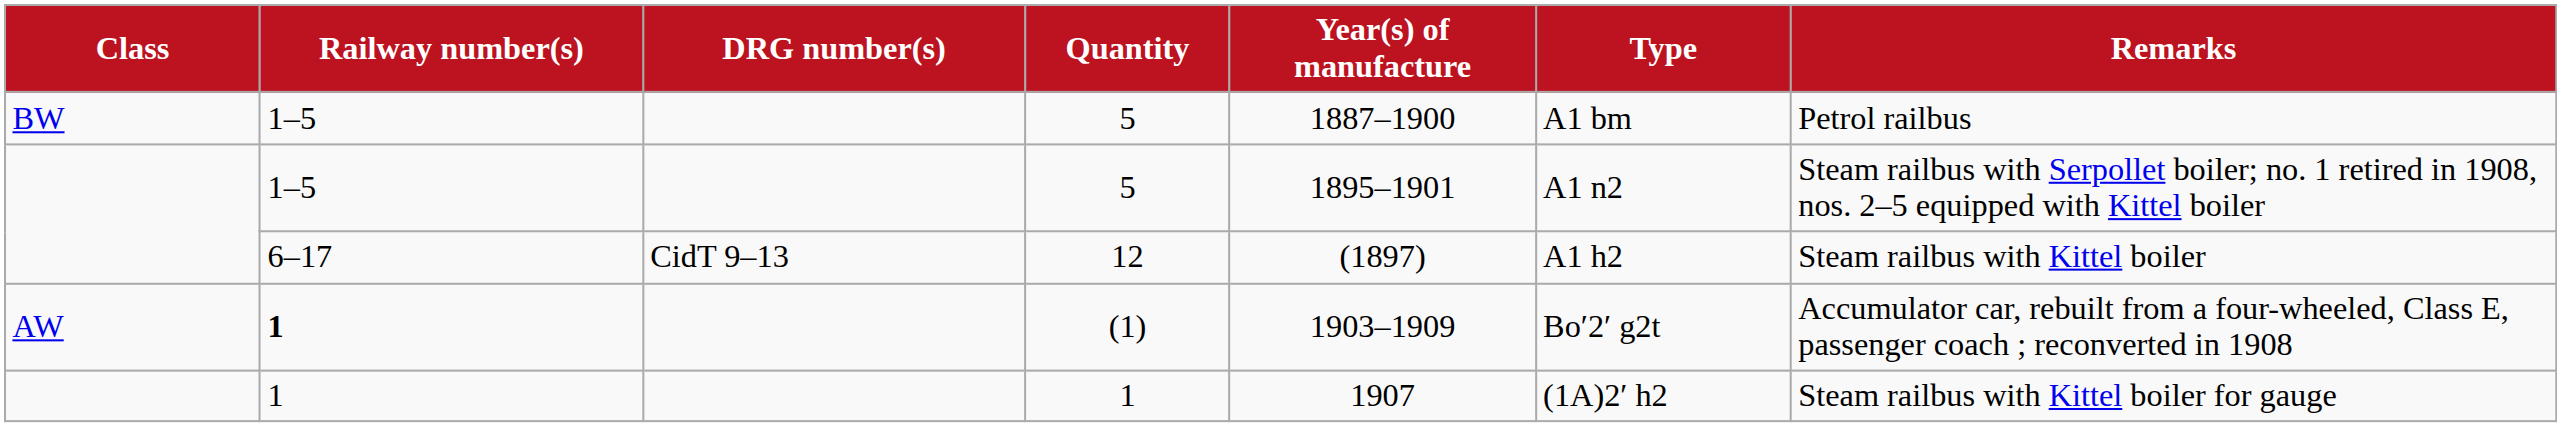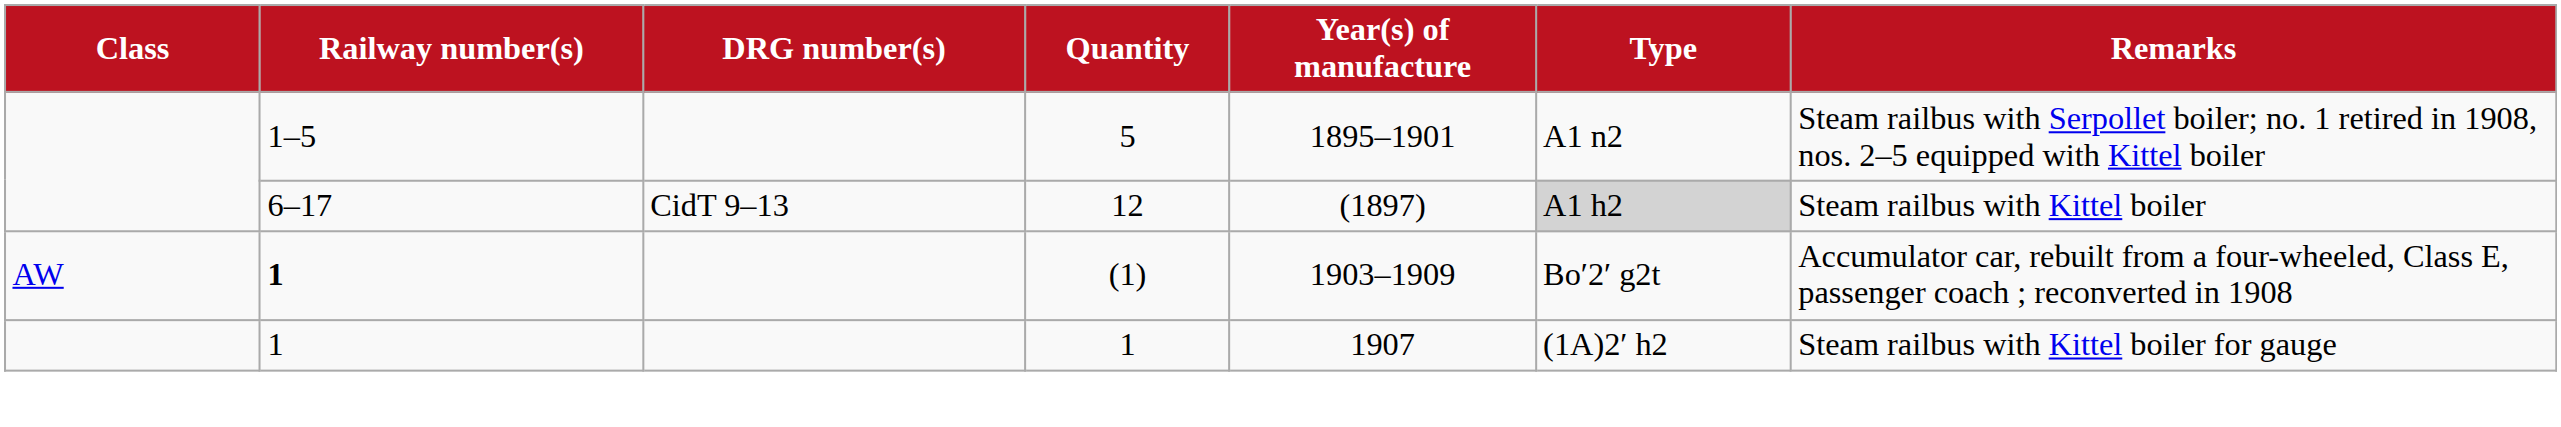- row: (38, 117)
(1583, 256) no background -> (1583, 205) lightgrey background
